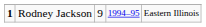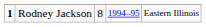(100, 13) 9 -> (100, 13) 8
